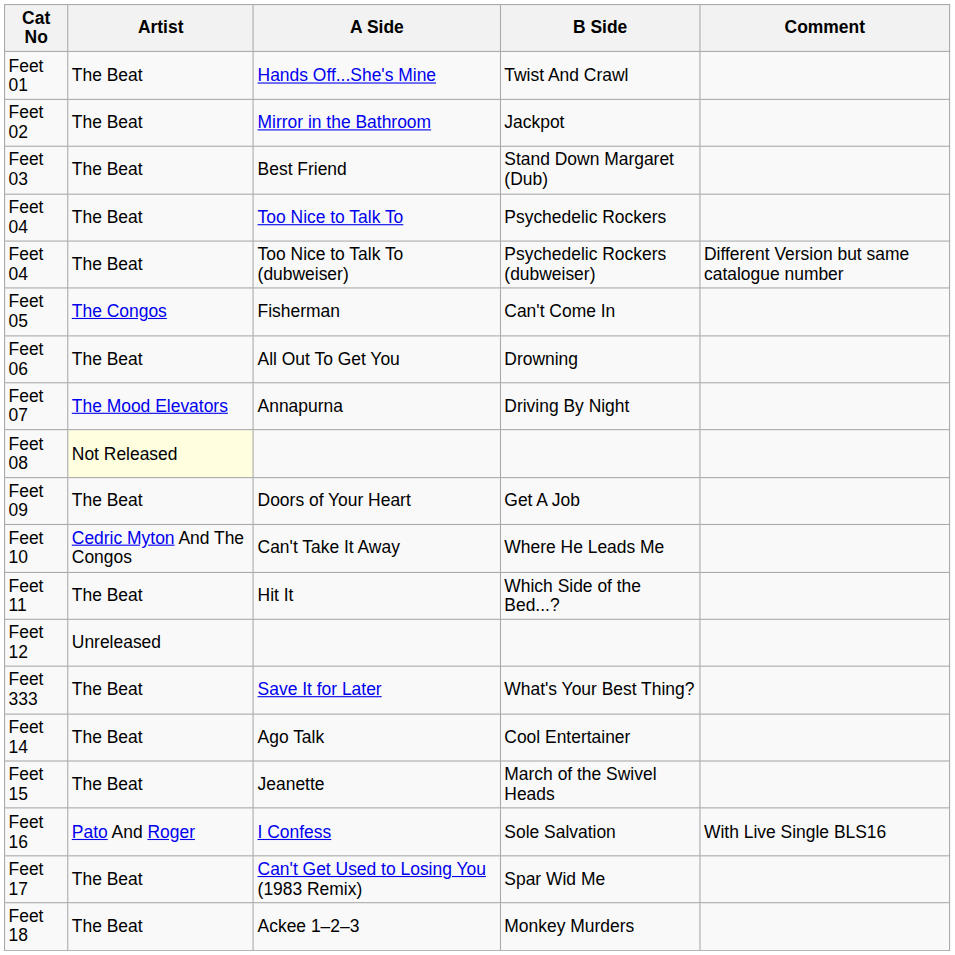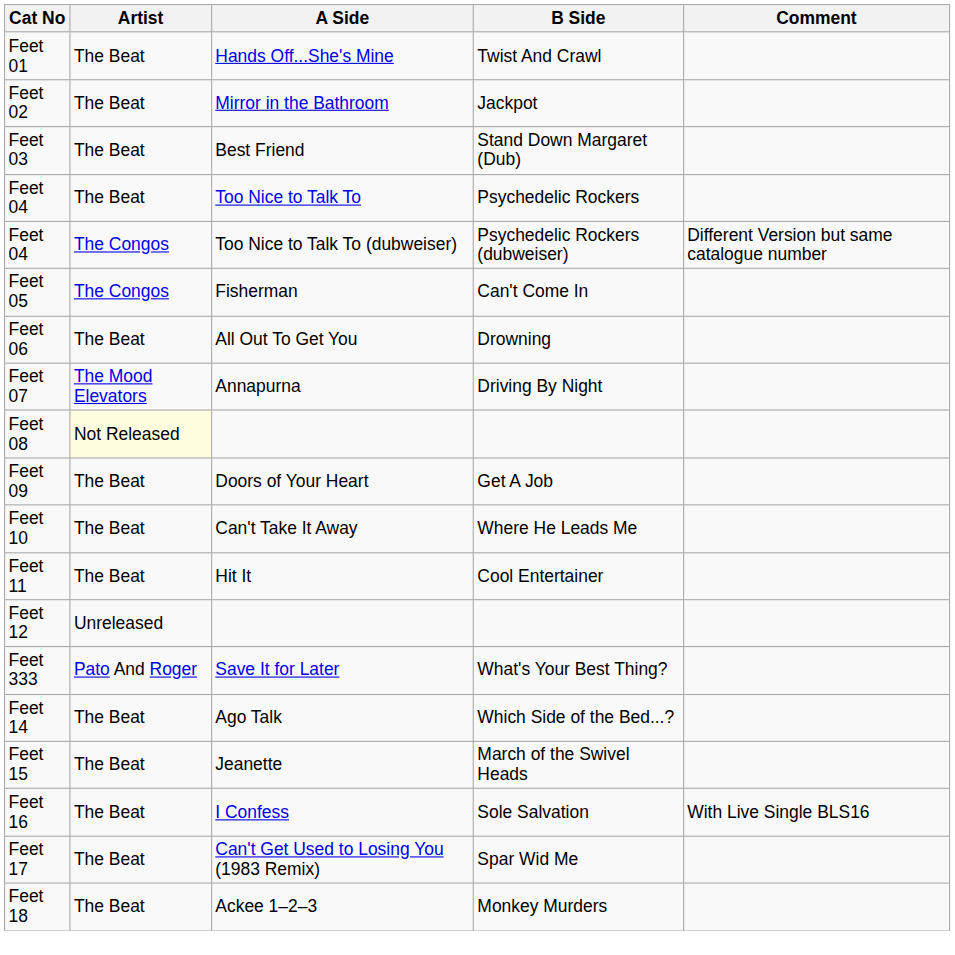(107, 264) The Beat -> (121, 244) The Congos
(158, 548) Cedric Myton And The Congos -> (109, 528) The Beat
(573, 595) Which Side of the Bed...? -> (540, 575) Cool Entertainer
(107, 690) The Beat -> (135, 670) Pato And Roger
(567, 737) Cool Entertainer -> (576, 717) Which Side of the Bed...?
(133, 831) Pato And Roger -> (109, 812) The Beat
